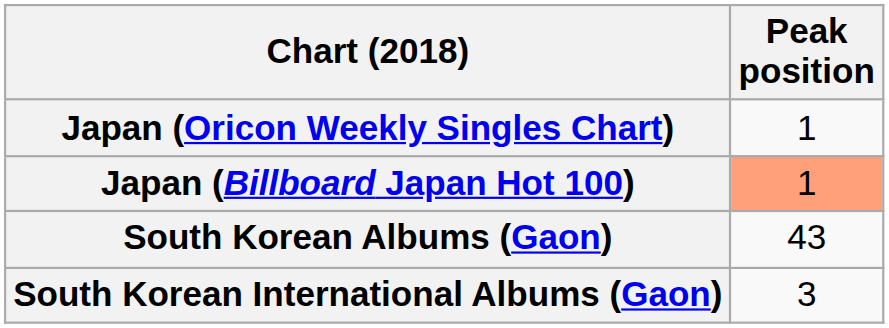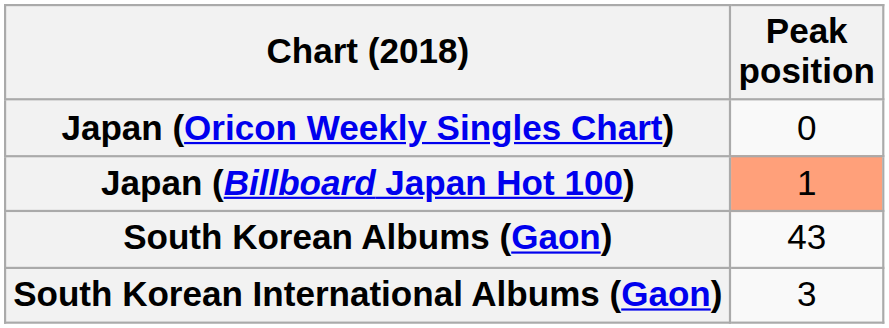(807, 127) 1 -> (807, 127) 0
